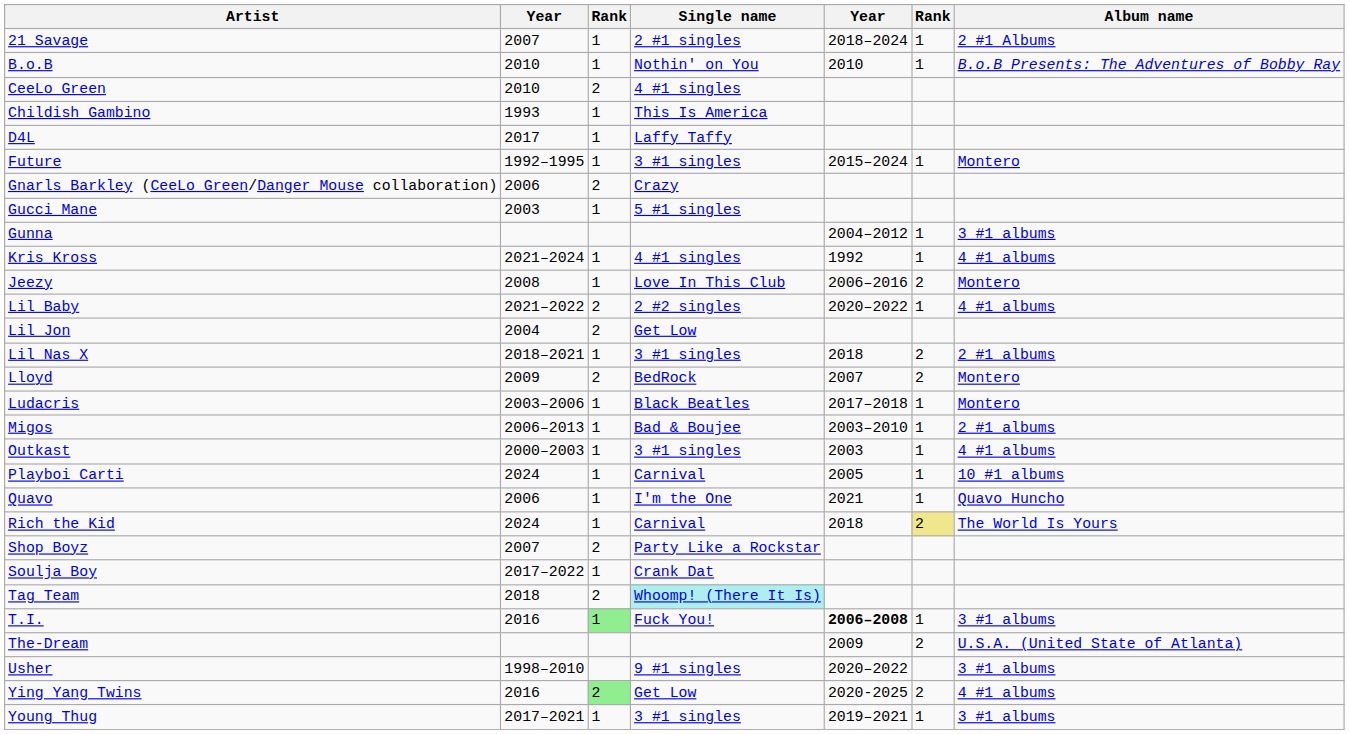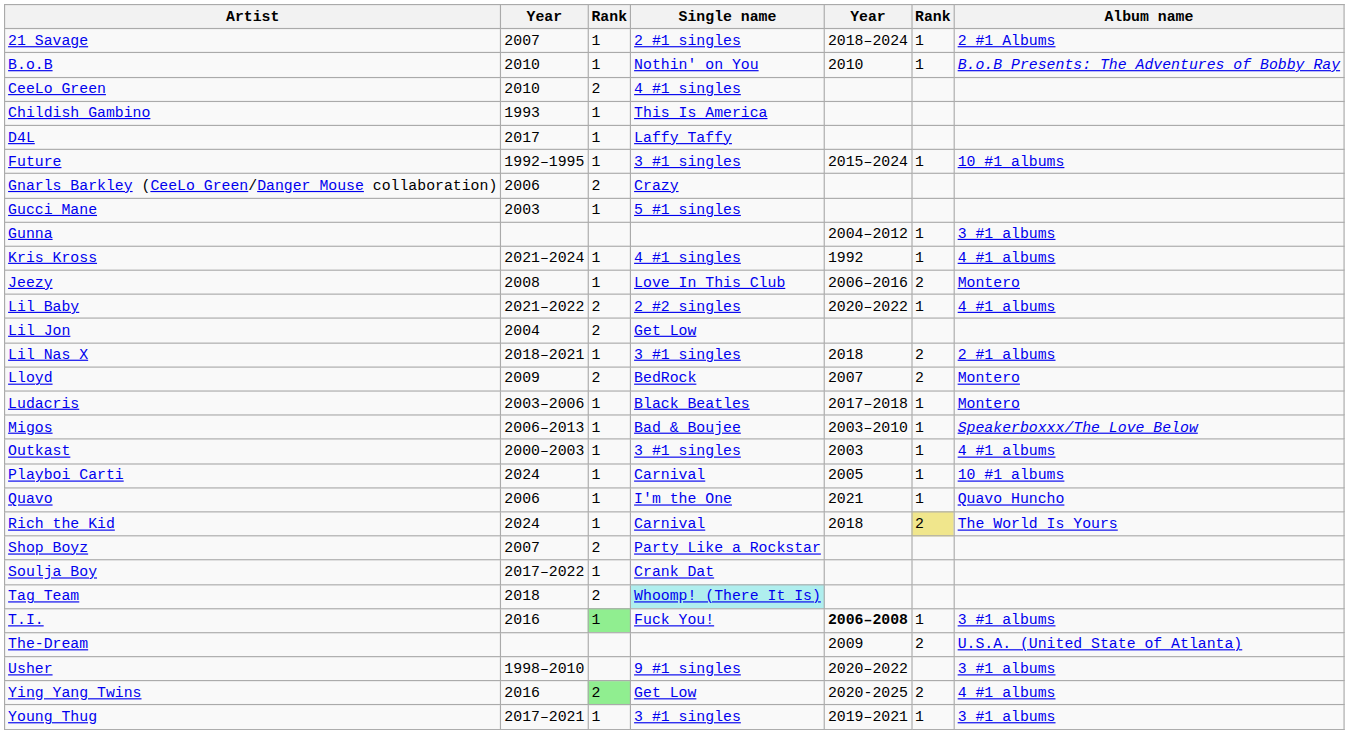(989, 162) Montero -> (1011, 162) 10 #1 albums
(1007, 427) 2 #1 albums -> (1078, 427) Speakerboxxx/The Love Below
